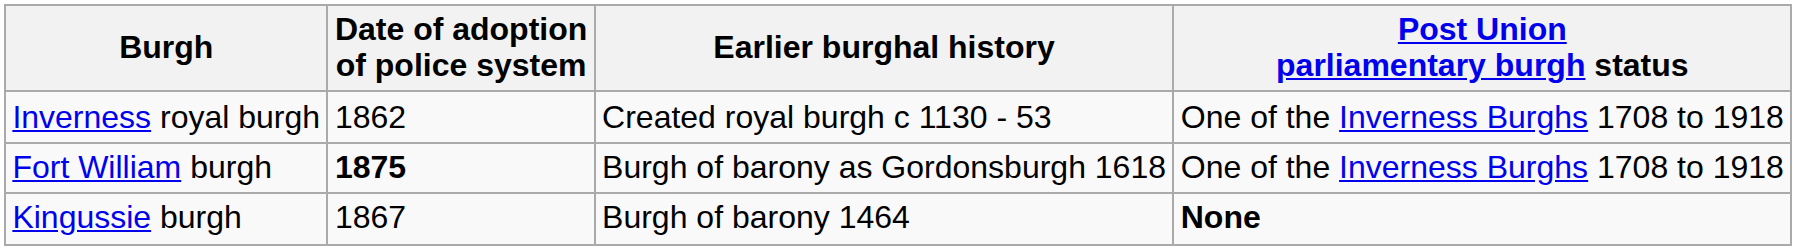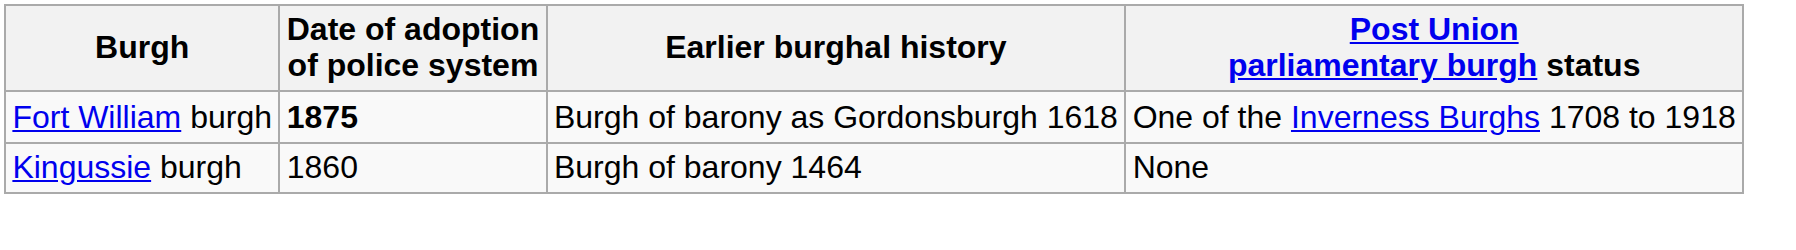- row: (166, 116)
(370, 218) 1867 -> (322, 167) 1860
(1221, 218) bold -> (1171, 167) normal
